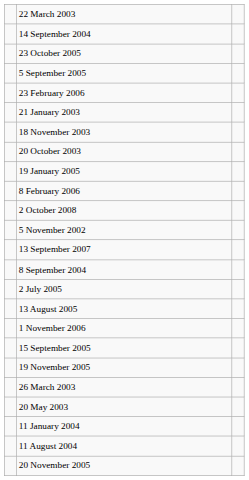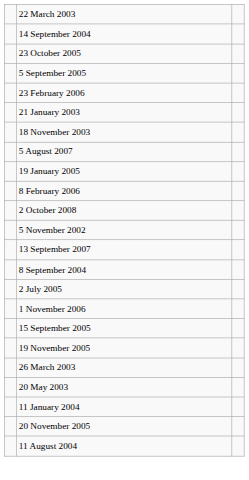+ row: (46, 151)
- row: (50, 151)
- row: (48, 308)
rows swapped: (48, 446) <-> (54, 465)
